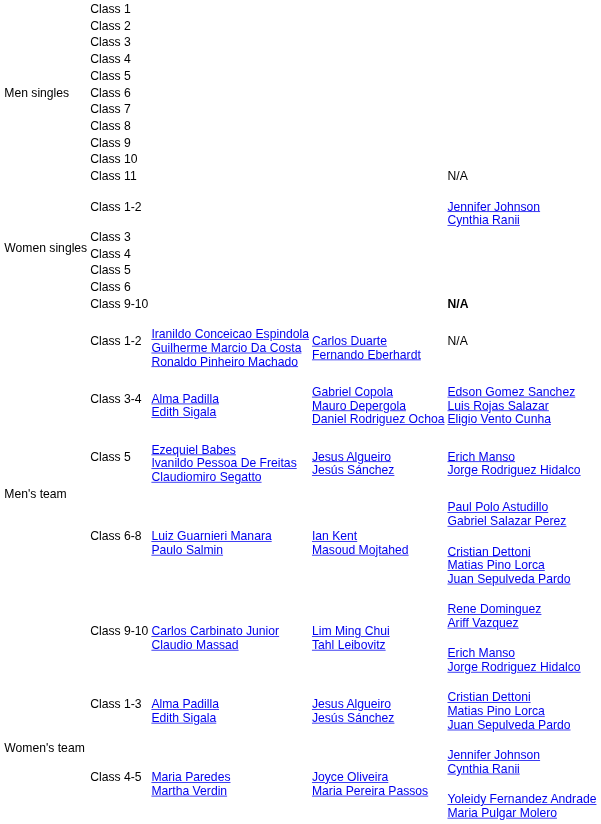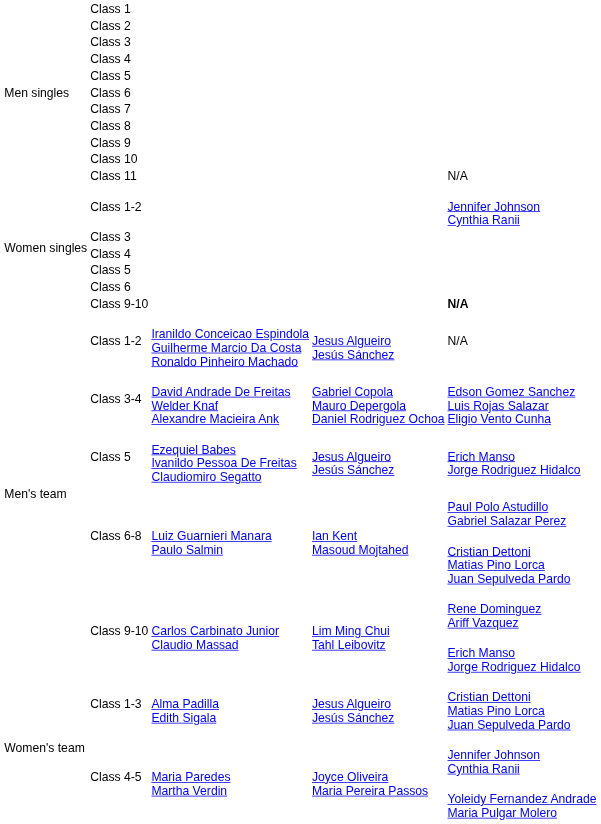(366, 348) Carlos Duarte Fernando Eberhardt -> (353, 348) Jesus Algueiro Jesús Sánchez
(185, 405) Alma Padilla Edith Sigala -> (221, 405) David Andrade De Freitas Welder Knaf Alexandre Macieira Ank
